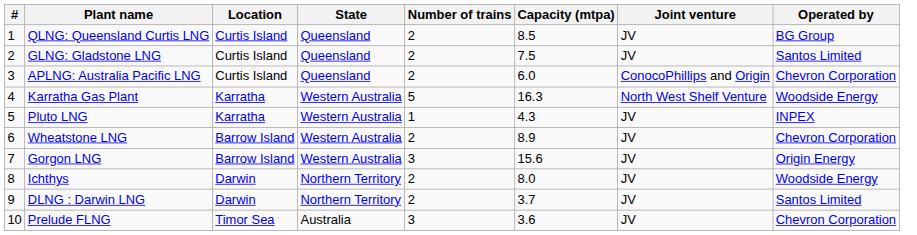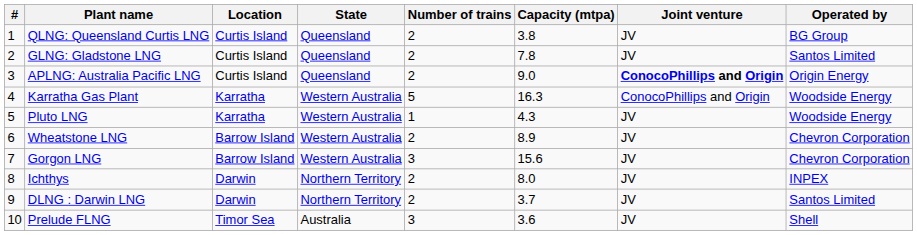(526, 35) 8.5 -> (526, 35) 3.8
(526, 55) 7.5 -> (526, 55) 7.8
(526, 76) 6.0 -> (526, 76) 9.0
(695, 76) normal -> (702, 76) bold
(836, 76) Chevron Corporation -> (829, 76) Origin Energy
(694, 96) North West Shelf Venture -> (695, 96) ConocoPhillips and Origin
(795, 117) INPEX -> (840, 117) Woodside Energy
(815, 158) Origin Energy -> (850, 158) Chevron Corporation
(827, 179) Woodside Energy -> (809, 179) INPEX
(836, 220) Chevron Corporation -> (804, 220) Shell
